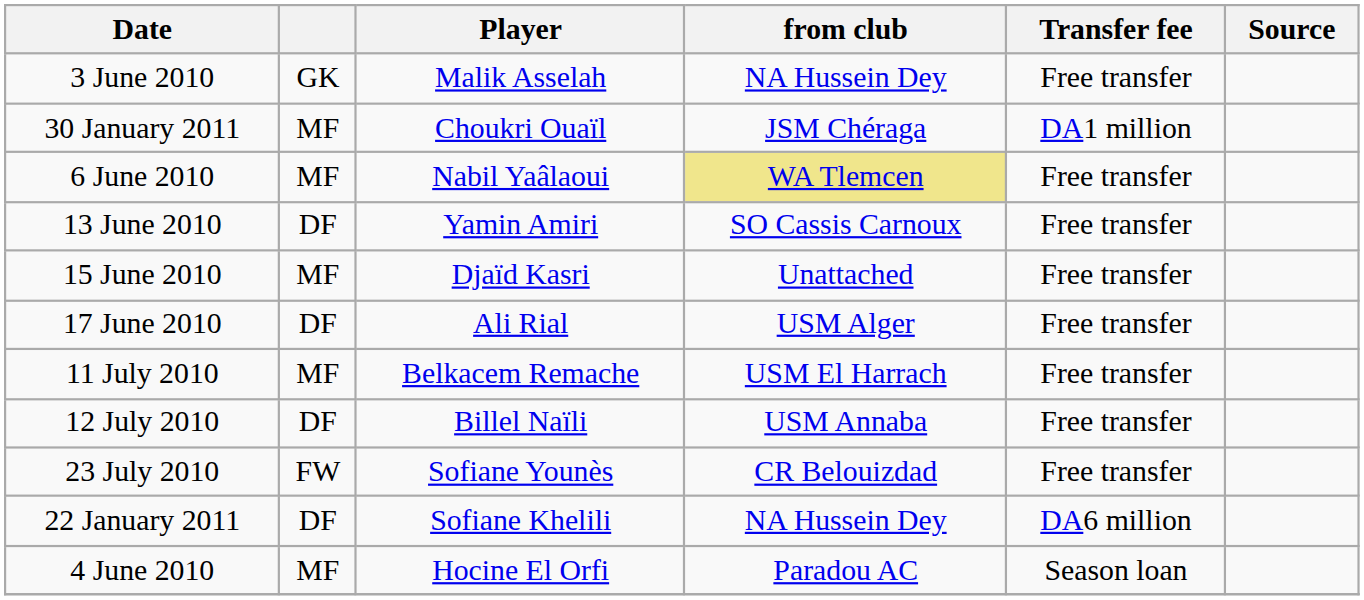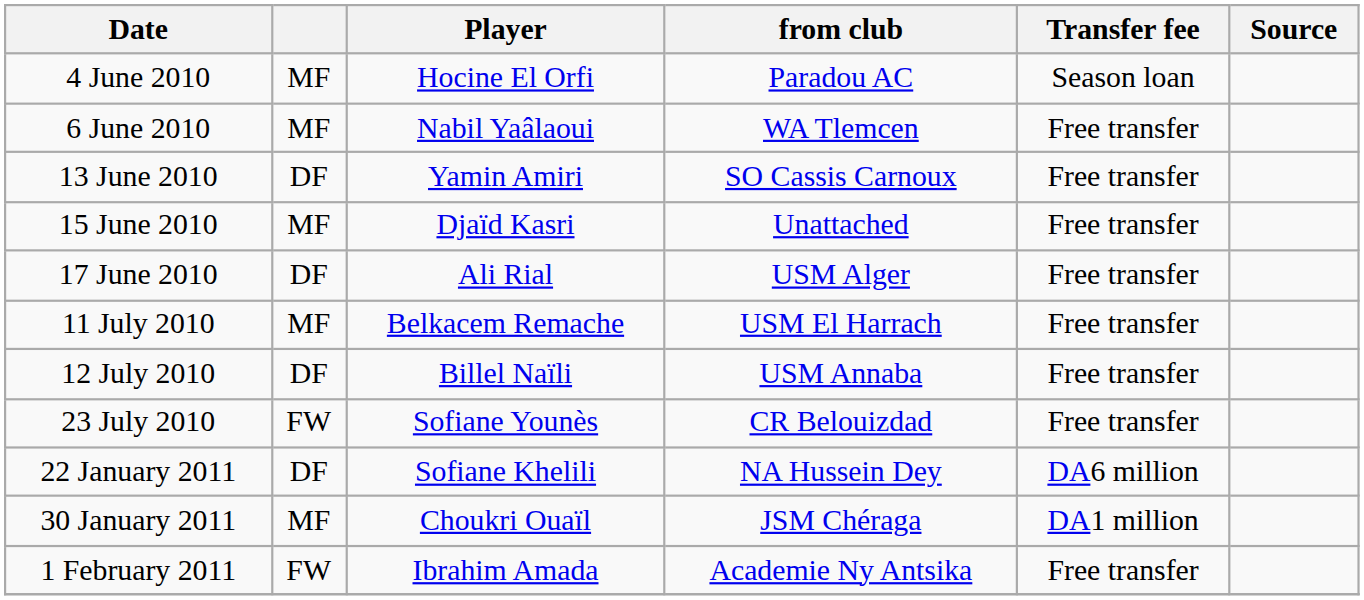- row: (142, 77)
rows swapped: (142, 569) <-> (142, 126)
(846, 176) khaki background -> (841, 126) no background
+ row: (138, 569)
